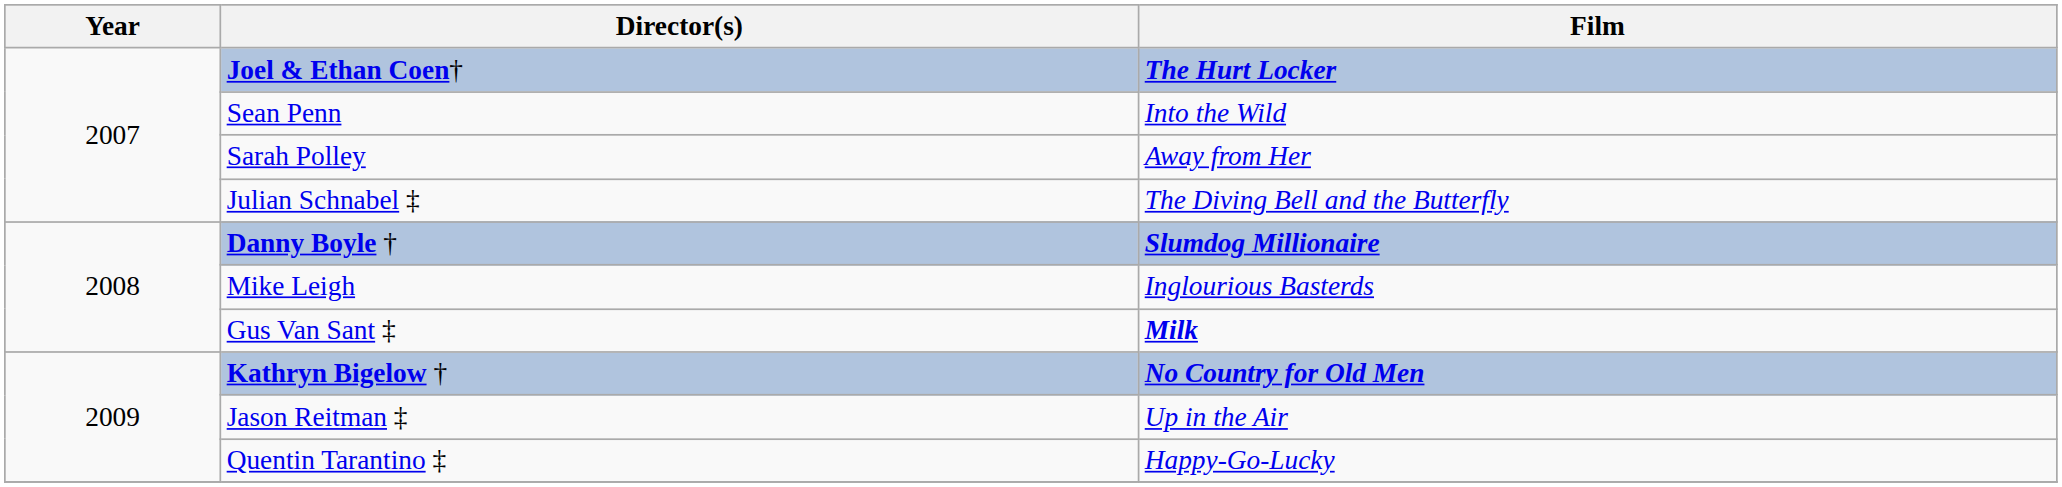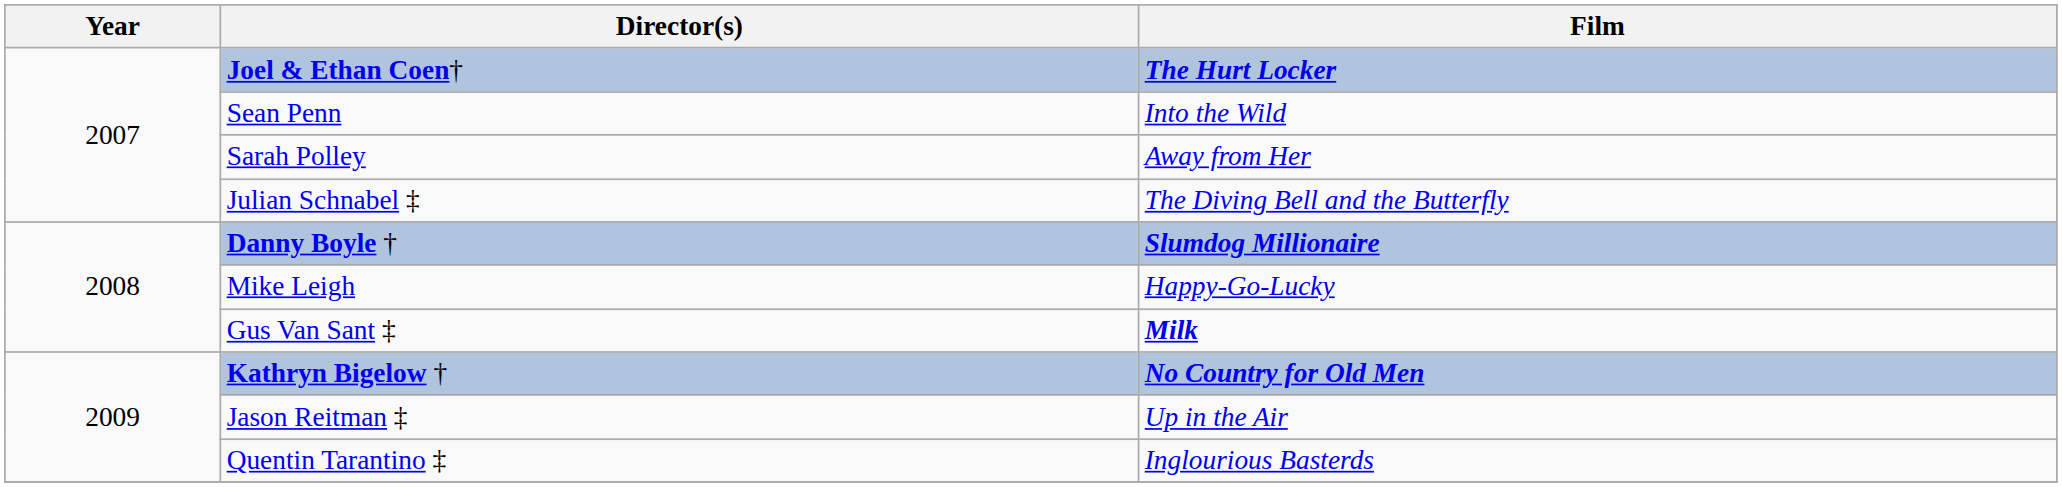(1259, 286) Inglourious Basterds -> (1240, 286) Happy-Go-Lucky
(1240, 460) Happy-Go-Lucky -> (1259, 460) Inglourious Basterds
